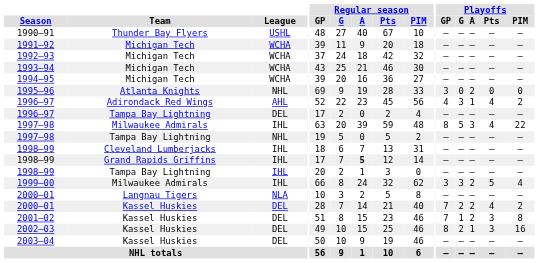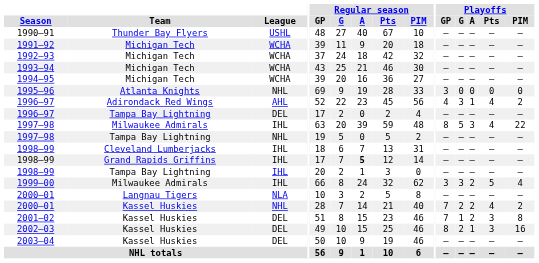(472, 91) 2 -> (472, 91) 0
(280, 206) DEL -> (280, 206) NHL
